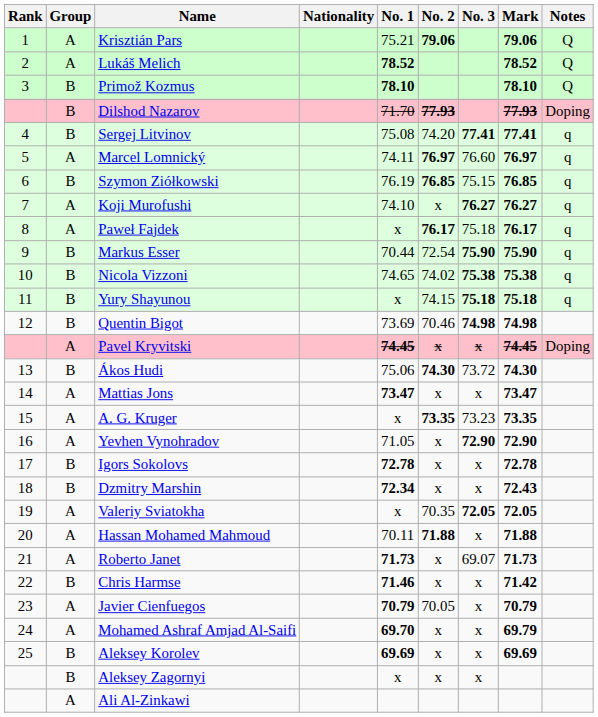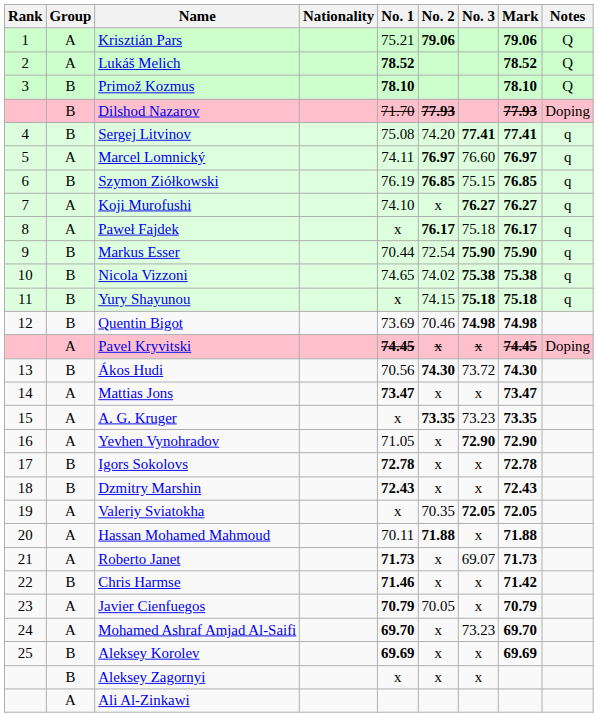(398, 370) 75.06 -> (398, 370) 70.56
(398, 488) 72.34 -> (398, 488) 72.43
(478, 629) x -> (478, 629) 73.23
(520, 629) 69.79 -> (520, 629) 69.70
